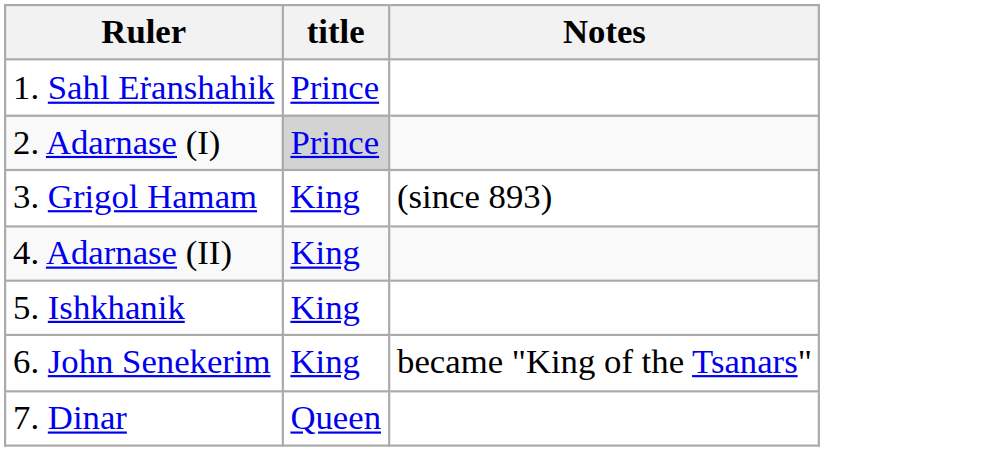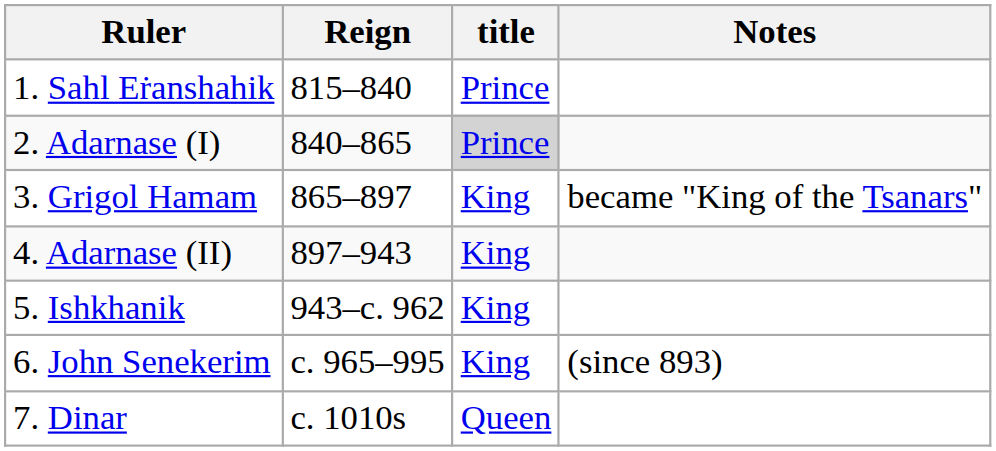+ column: (368, 32)
(475, 197) (since 893) -> (775, 197) became "King of the Tsanars"
(604, 362) became "King of the Tsanars" -> (645, 362) (since 893)
